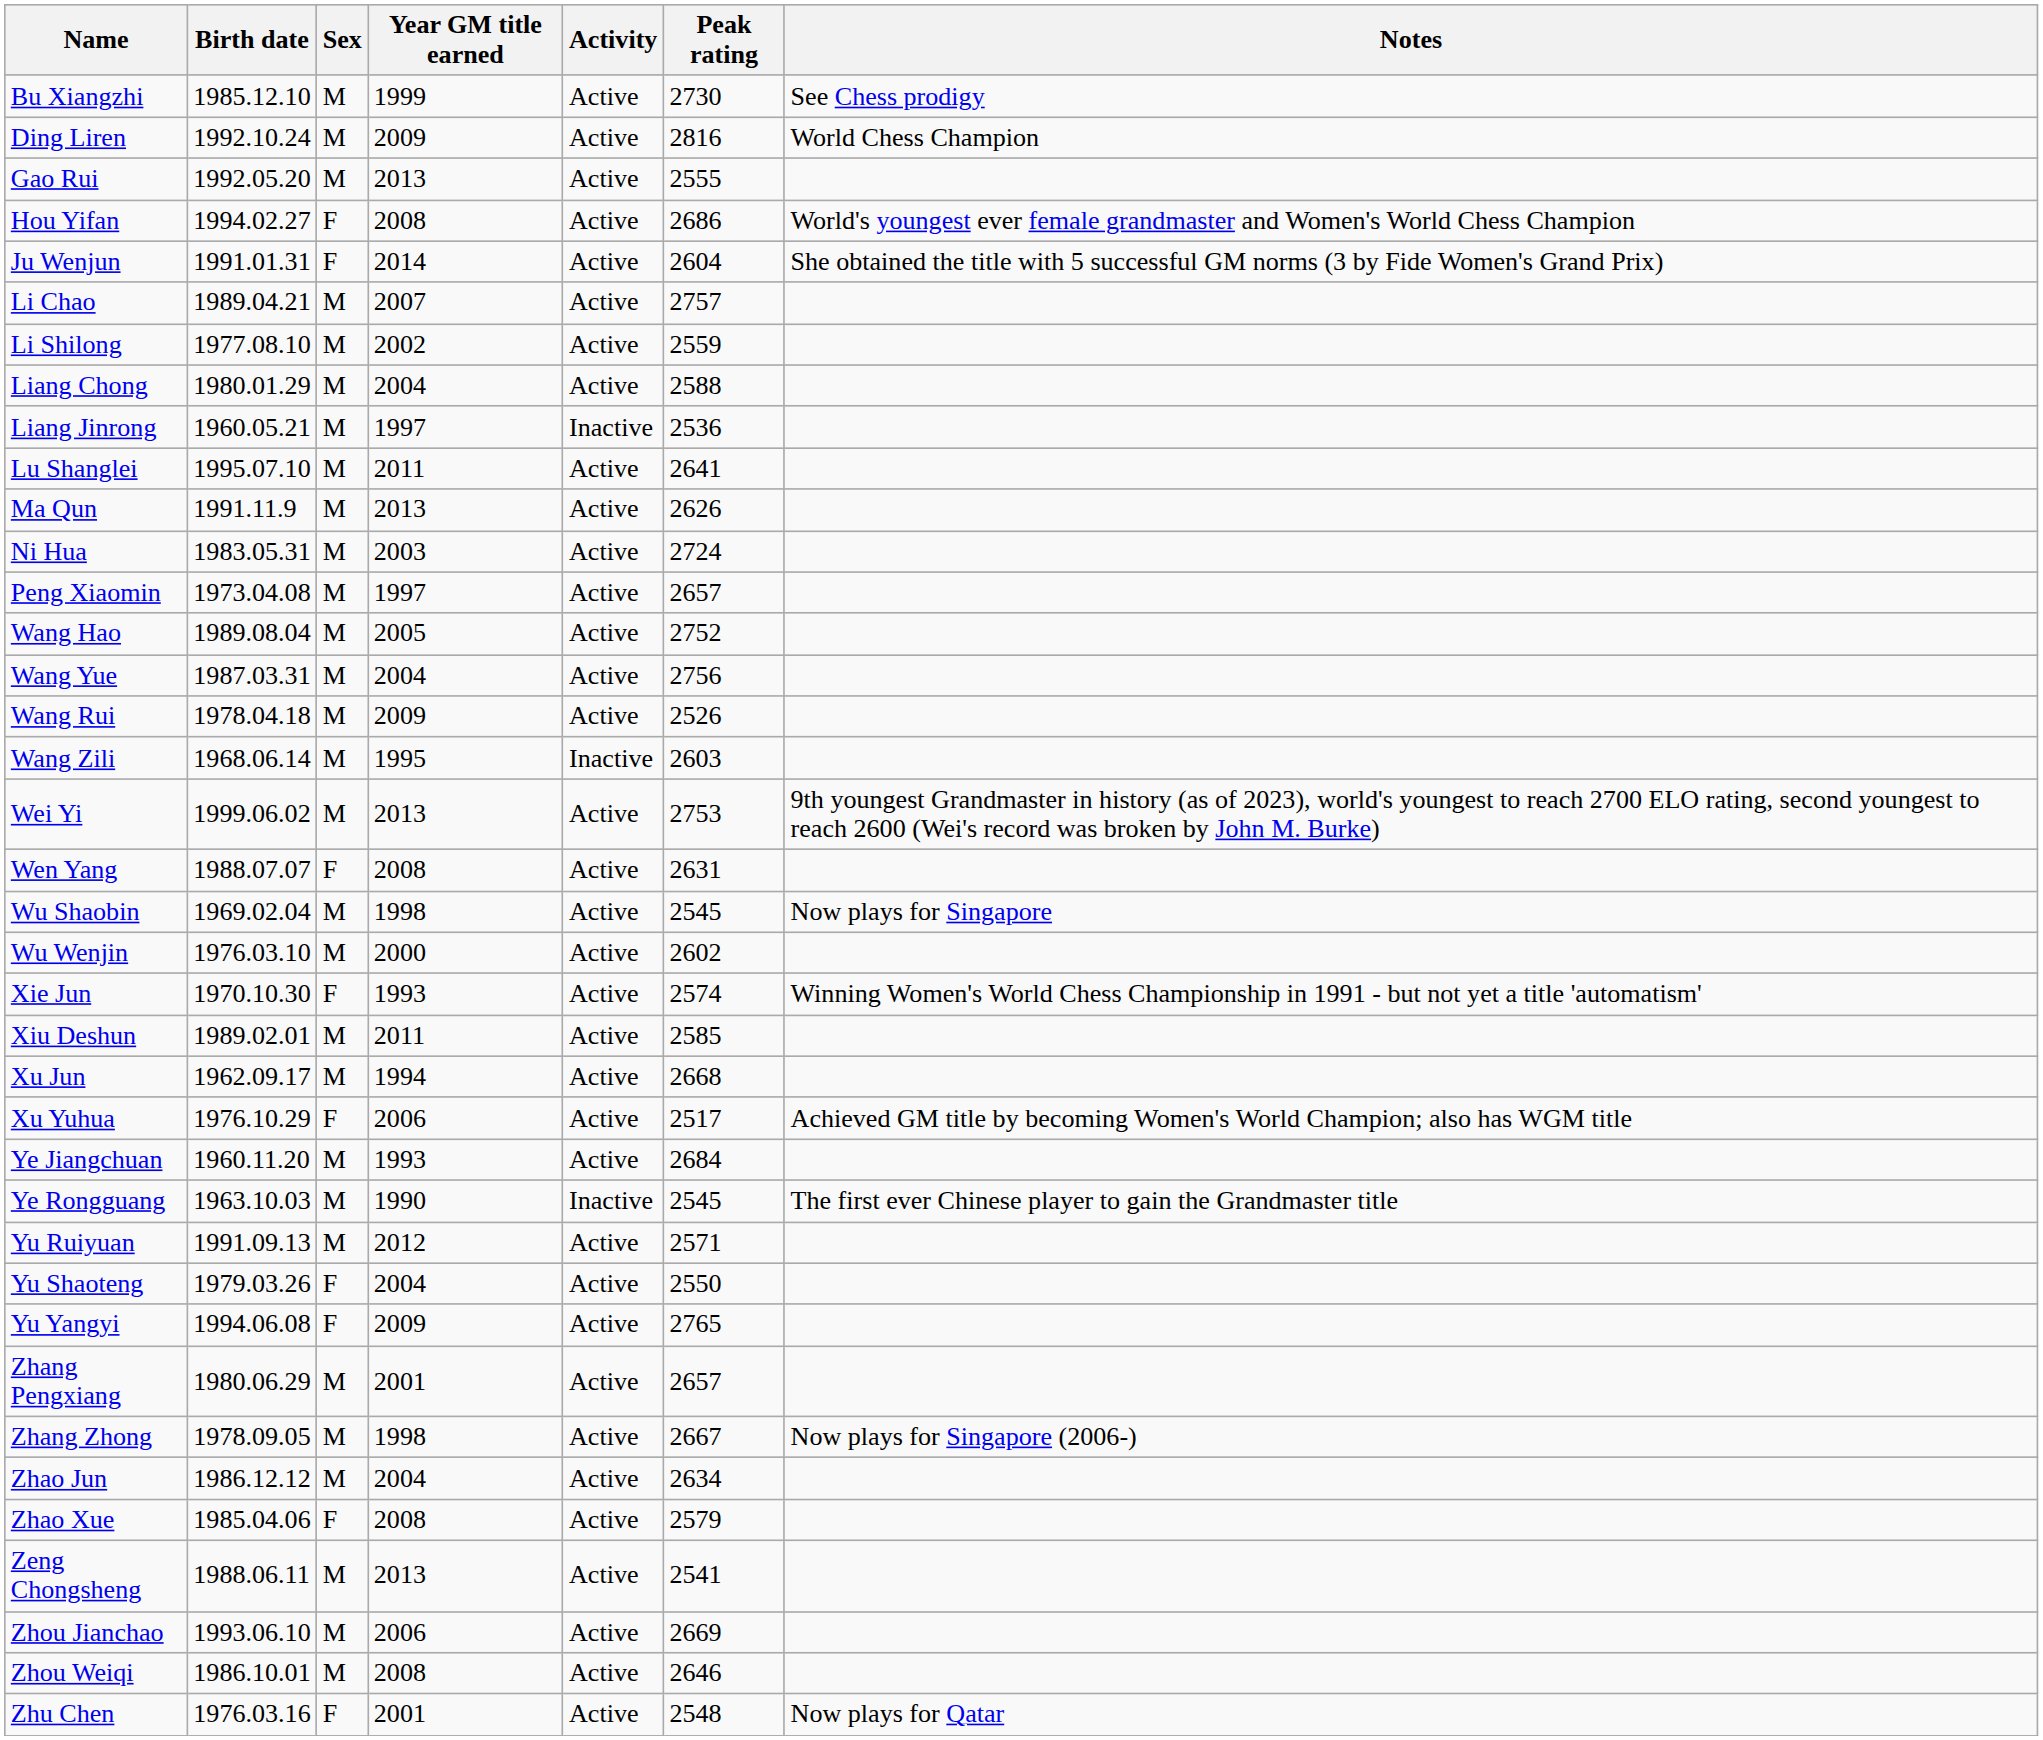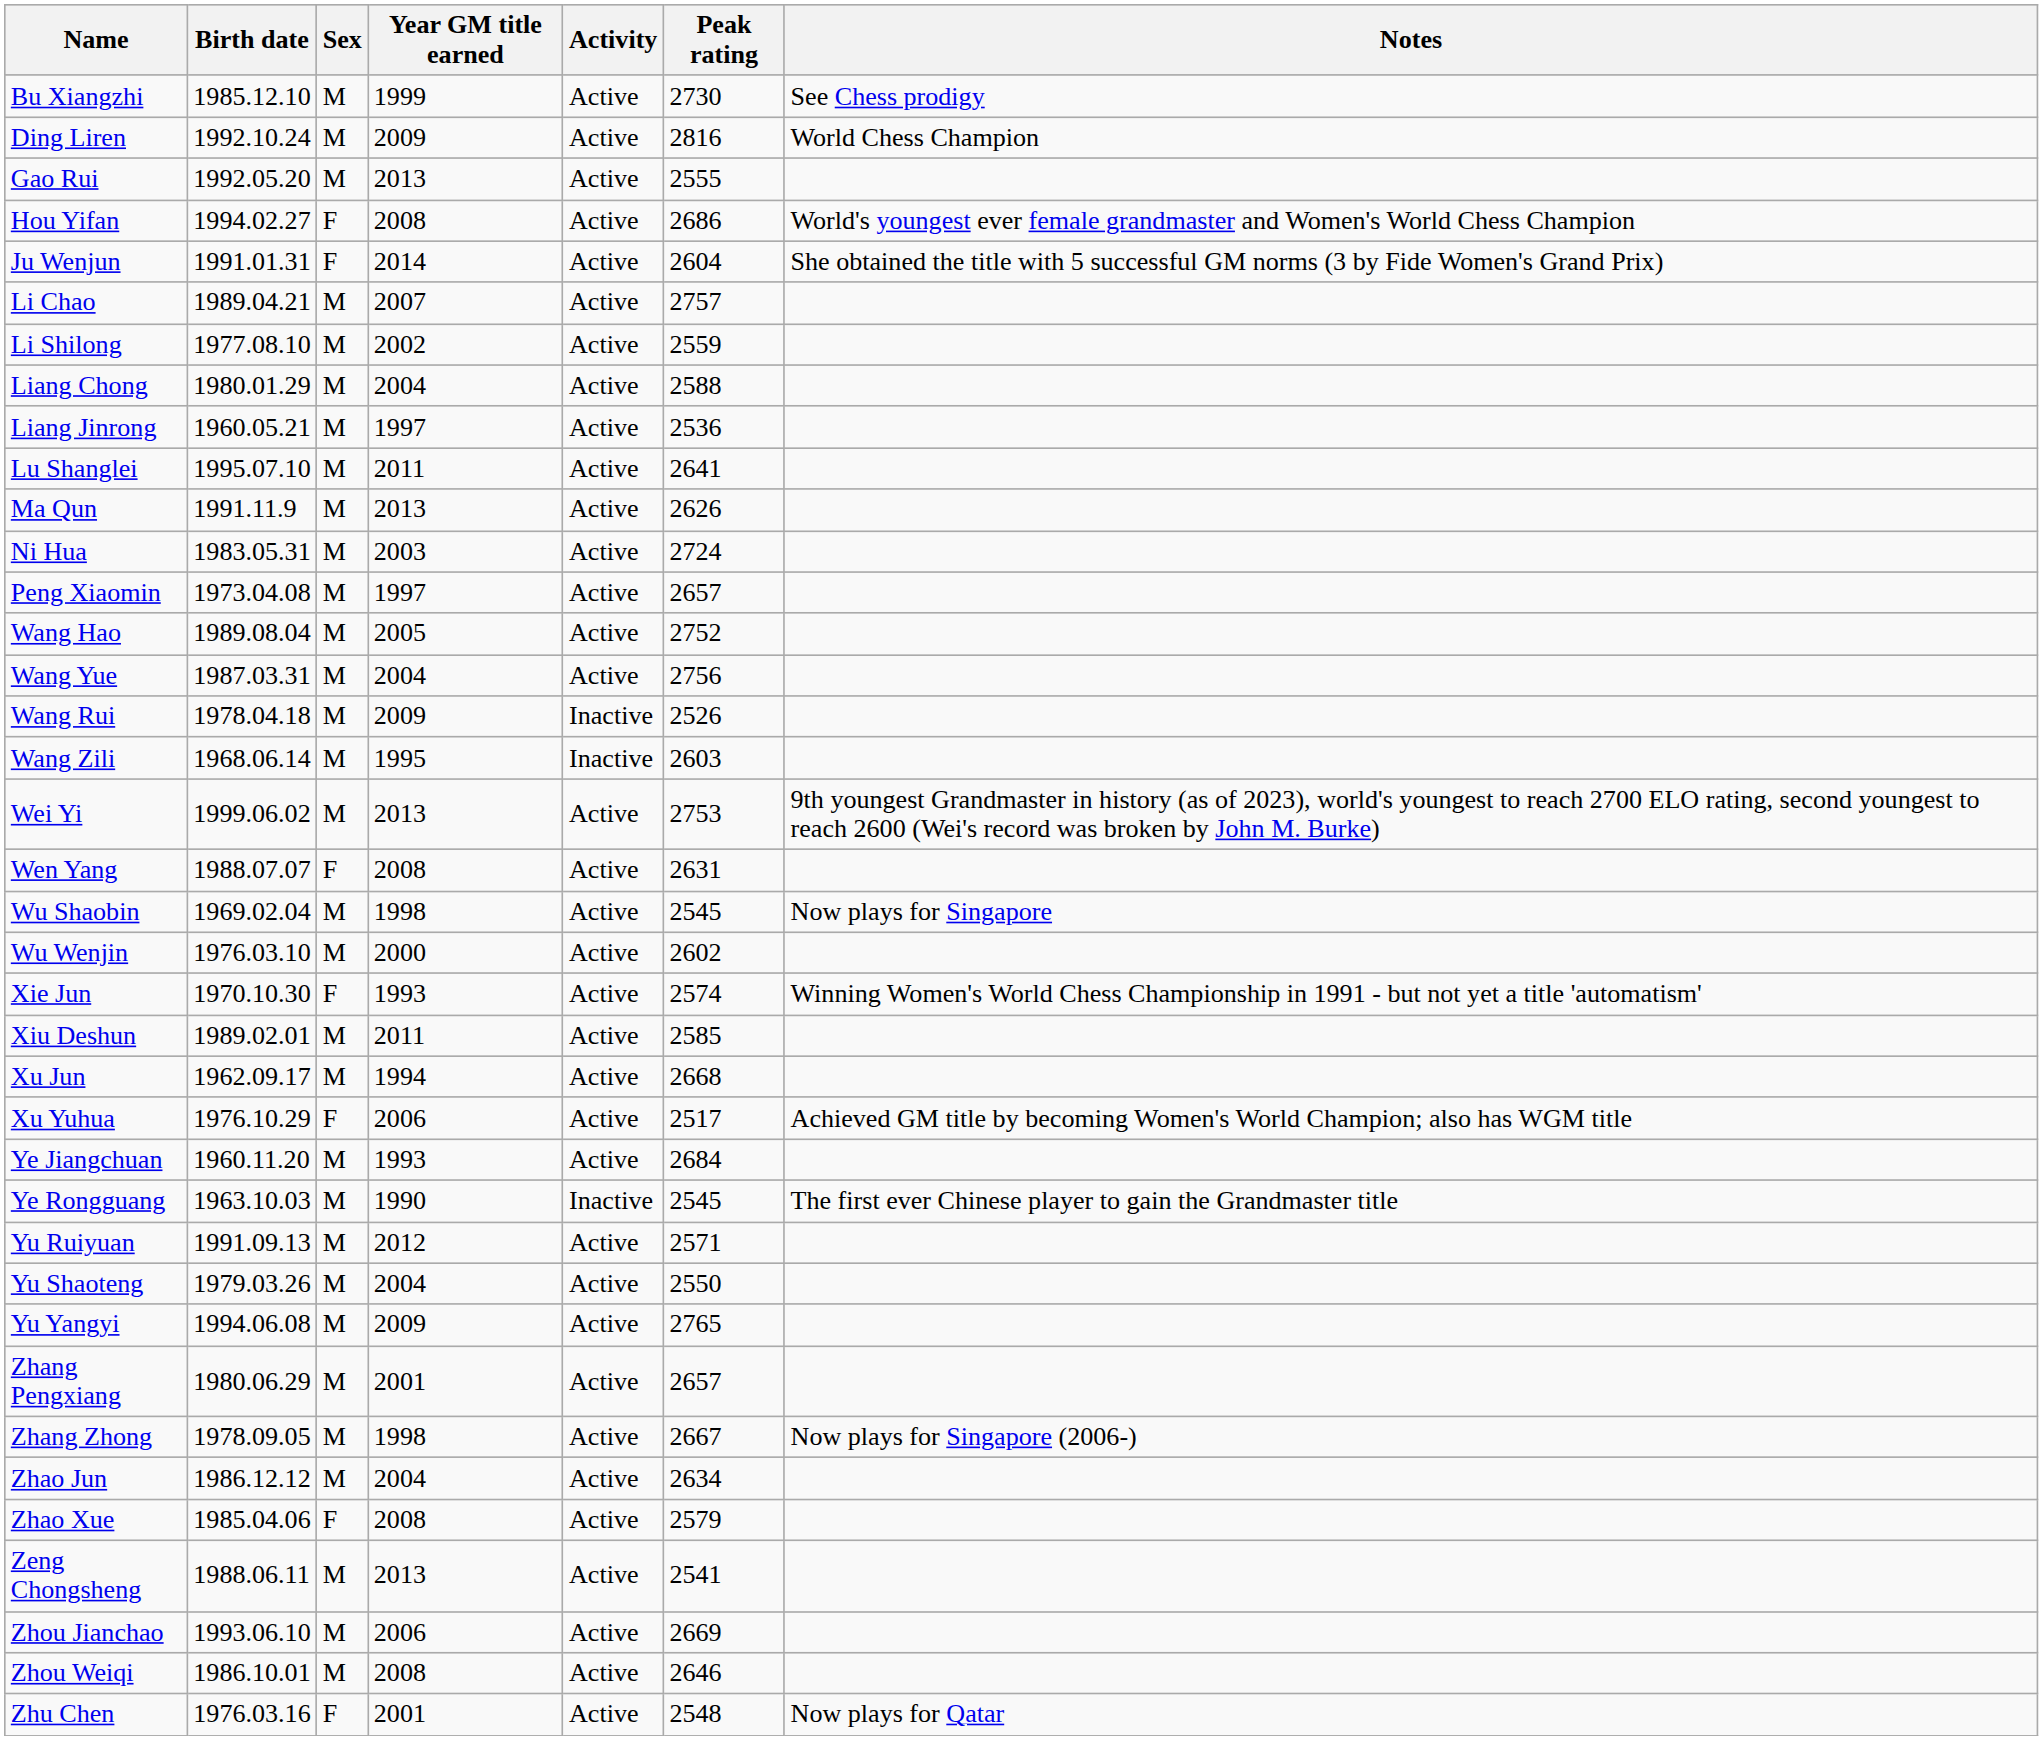(611, 426) Inactive -> (604, 426) Active
(604, 716) Active -> (611, 716) Inactive
(330, 1283) F -> (334, 1283) M
(330, 1324) F -> (334, 1324) M
